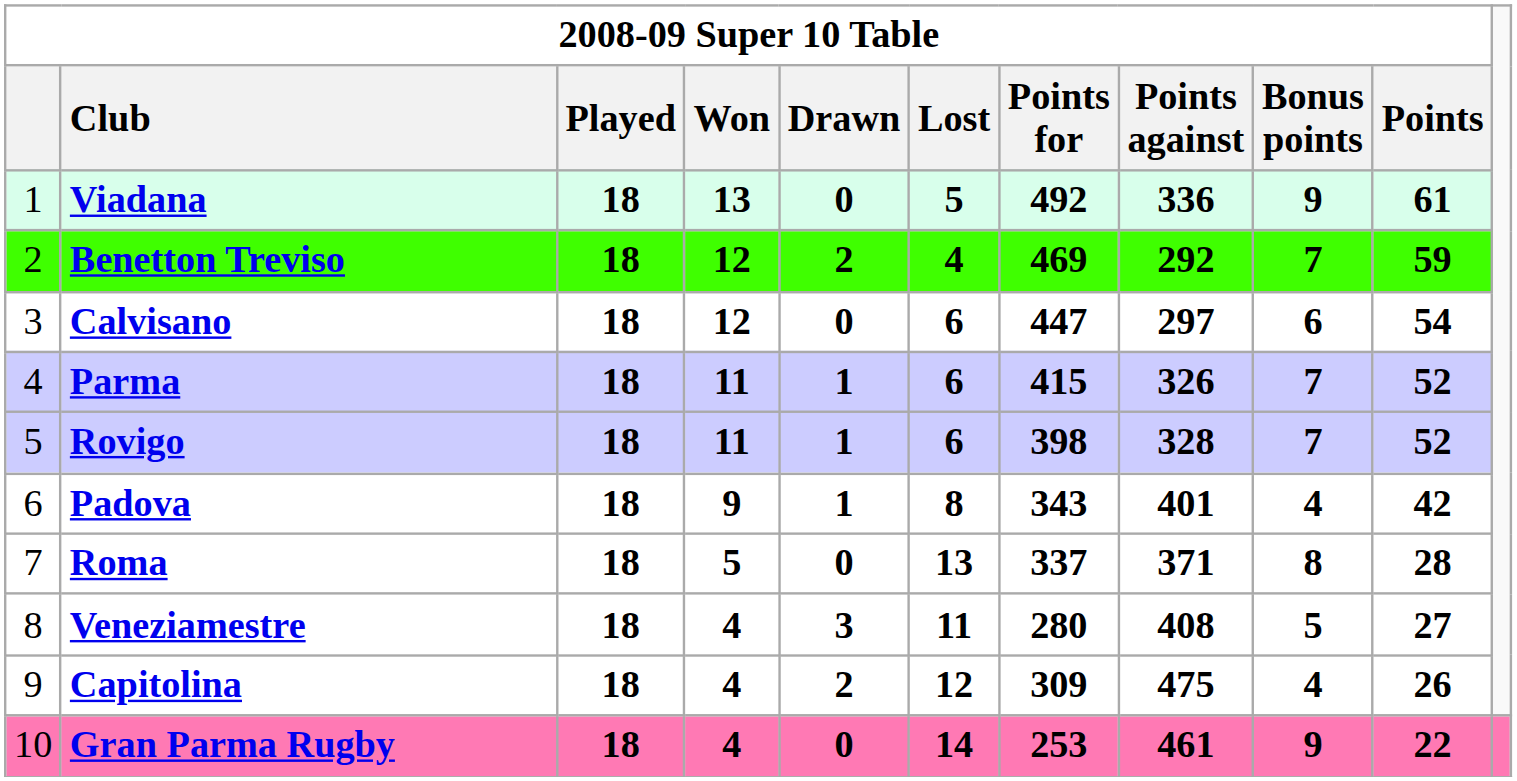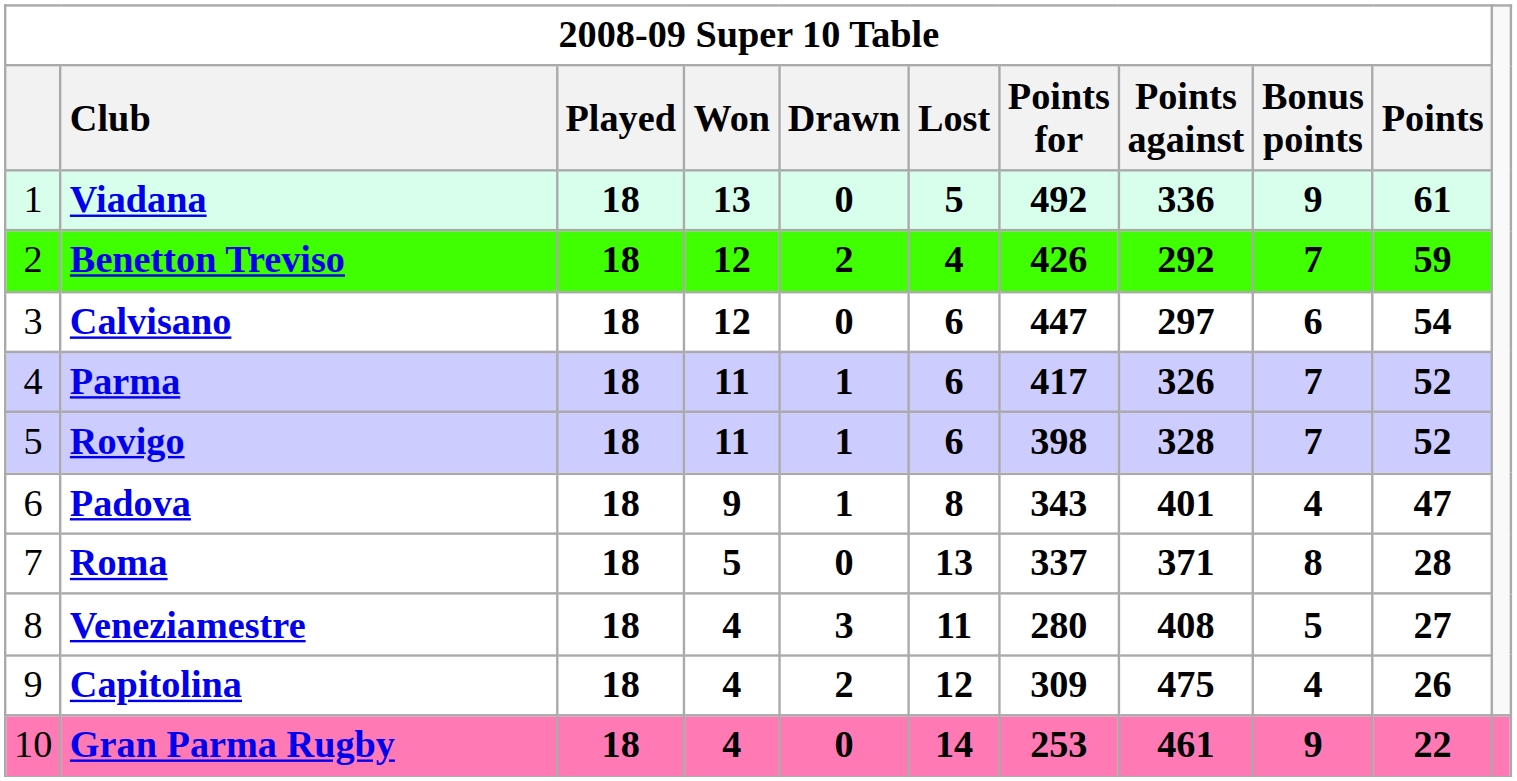(1059, 260) 469 -> (1059, 260) 426
(1059, 381) 415 -> (1059, 381) 417
(1433, 502) 42 -> (1433, 502) 47
